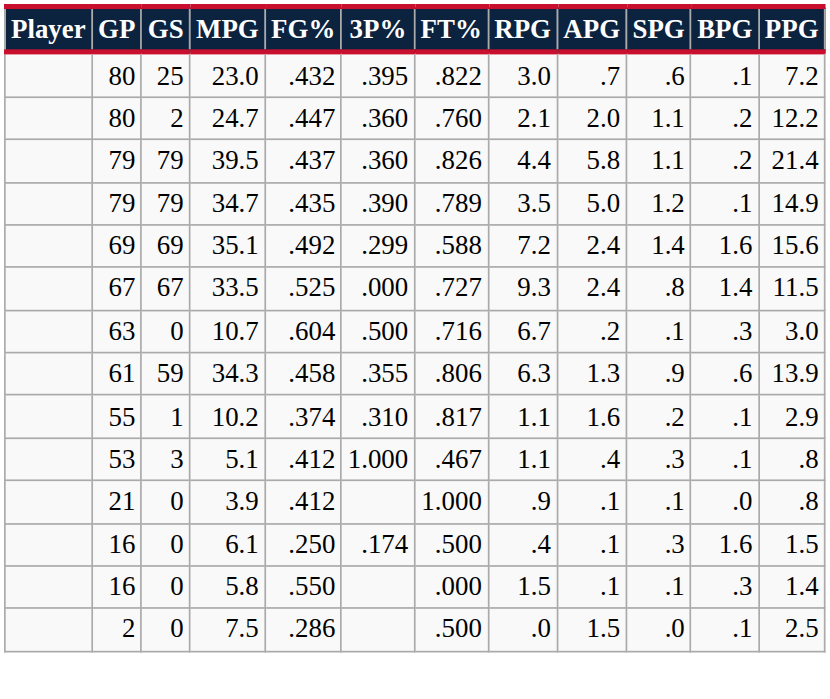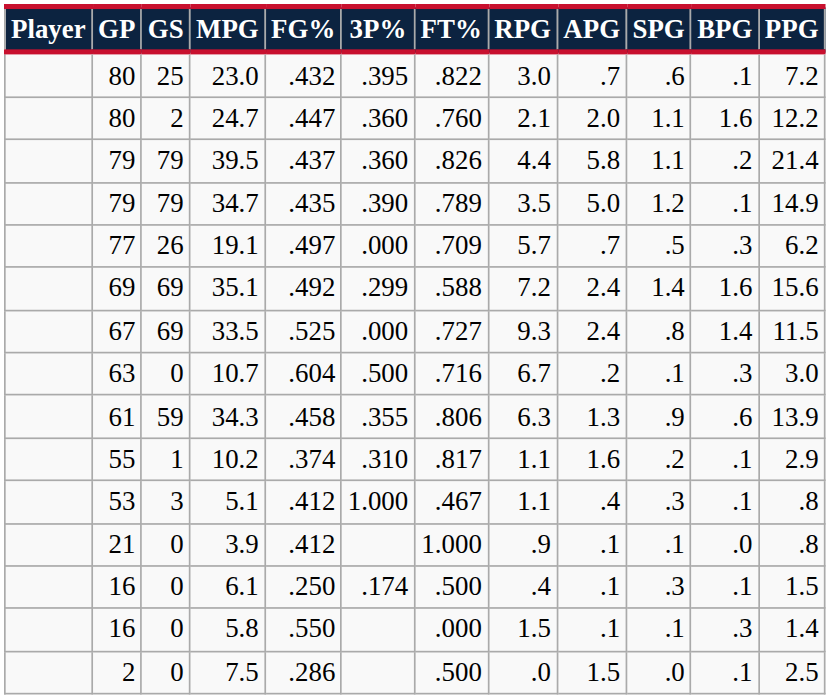(742, 117) .2 -> (736, 117) 1.6
+ row: (235, 245)
(170, 288) 67 -> (170, 330) 69
(736, 544) 1.6 -> (742, 586) .1
